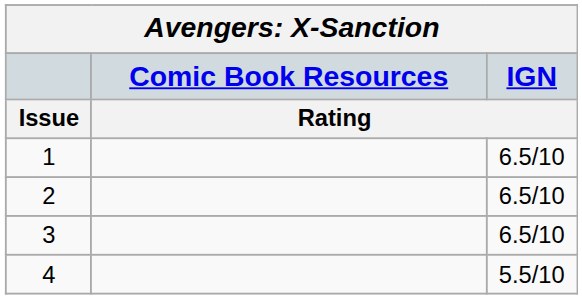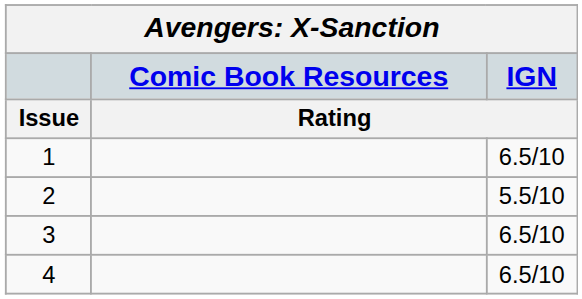(532, 196) 6.5/10 -> (532, 196) 5.5/10
(532, 274) 5.5/10 -> (532, 274) 6.5/10
